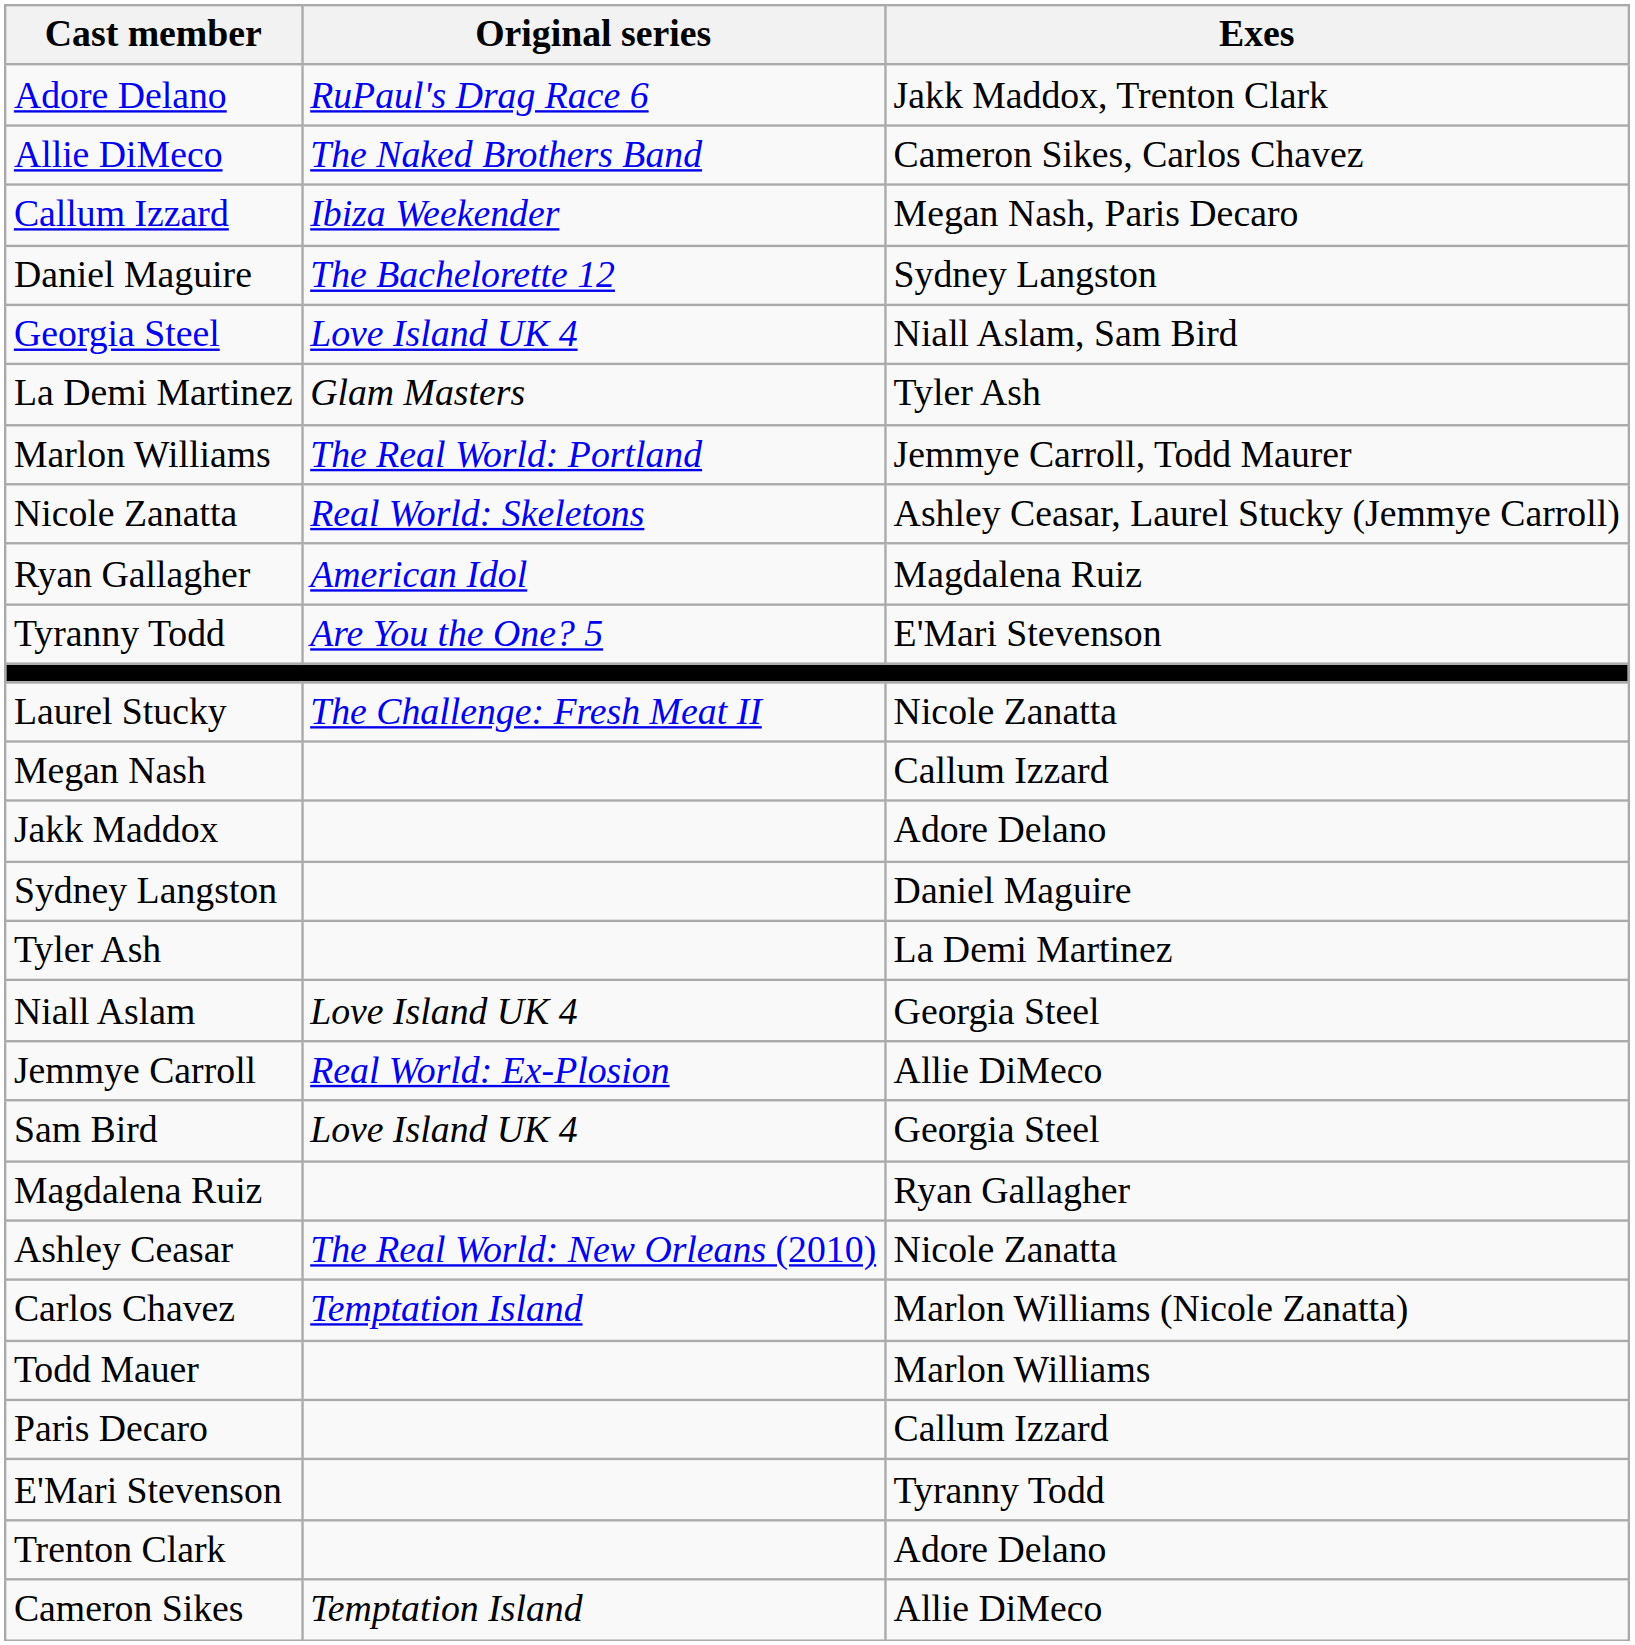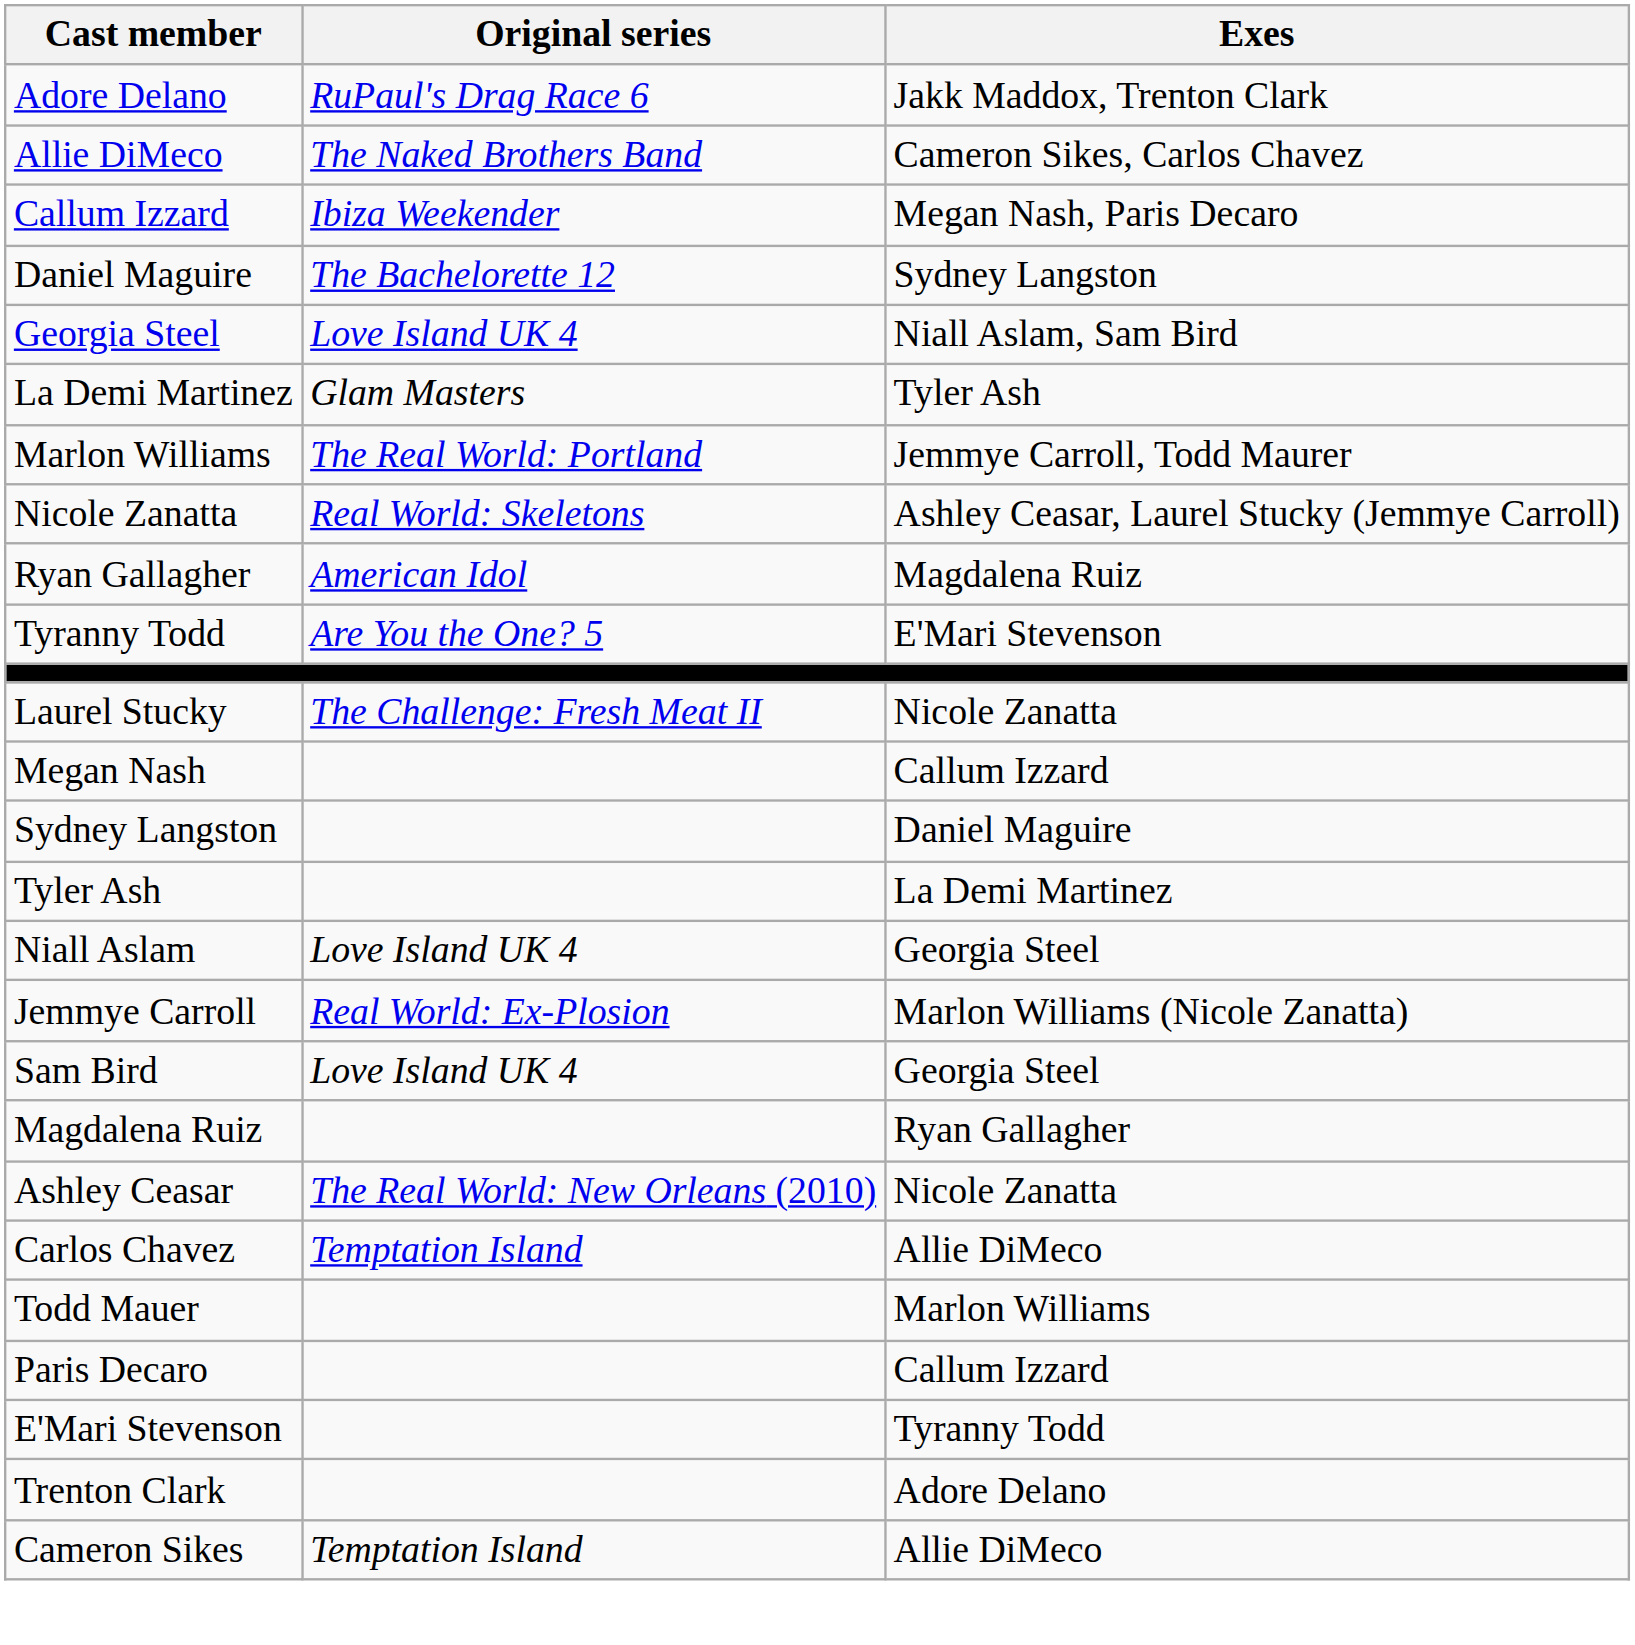- row: (116, 830)
(998, 1069) Allie DiMeco -> (1151, 1010) Marlon Williams (Nicole Zanatta)
(1151, 1309) Marlon Williams (Nicole Zanatta) -> (998, 1249) Allie DiMeco
